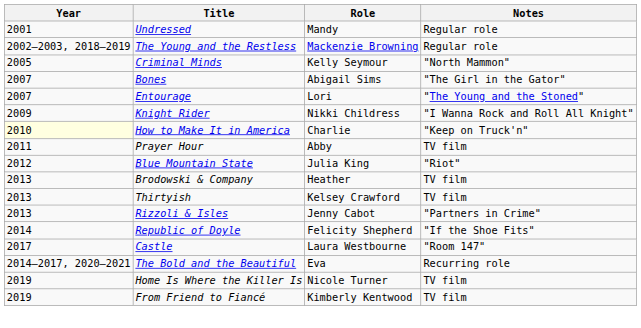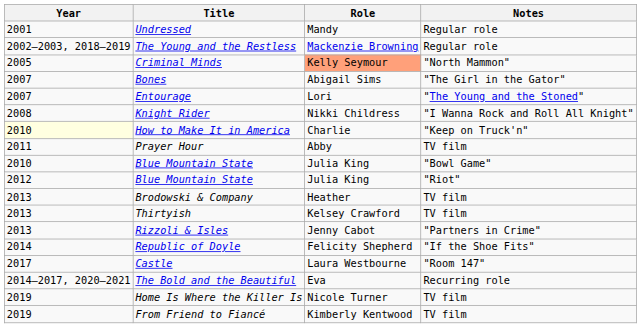(347, 63) no background -> (347, 63) lightsalmon background
(19, 113) 2009 -> (19, 113) 2008
+ row: (194, 163)
